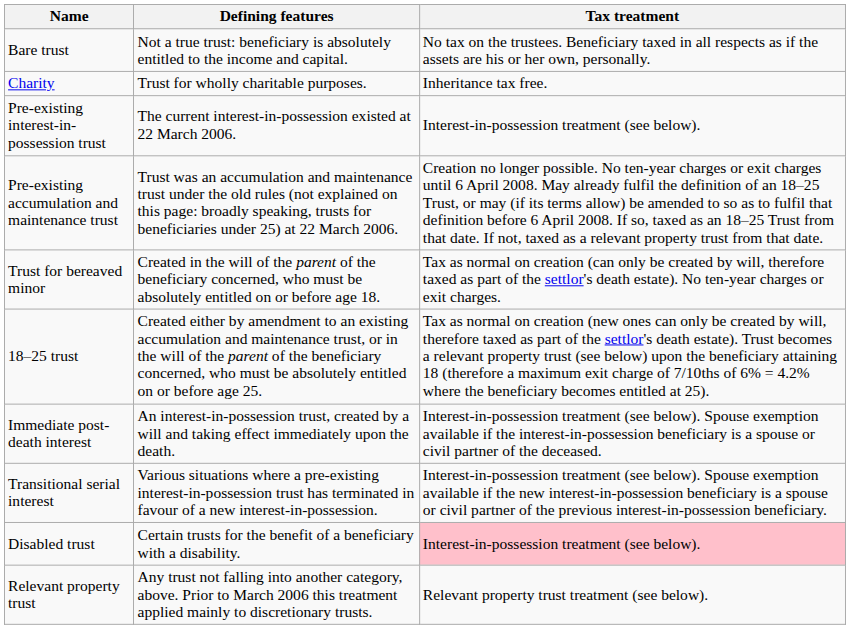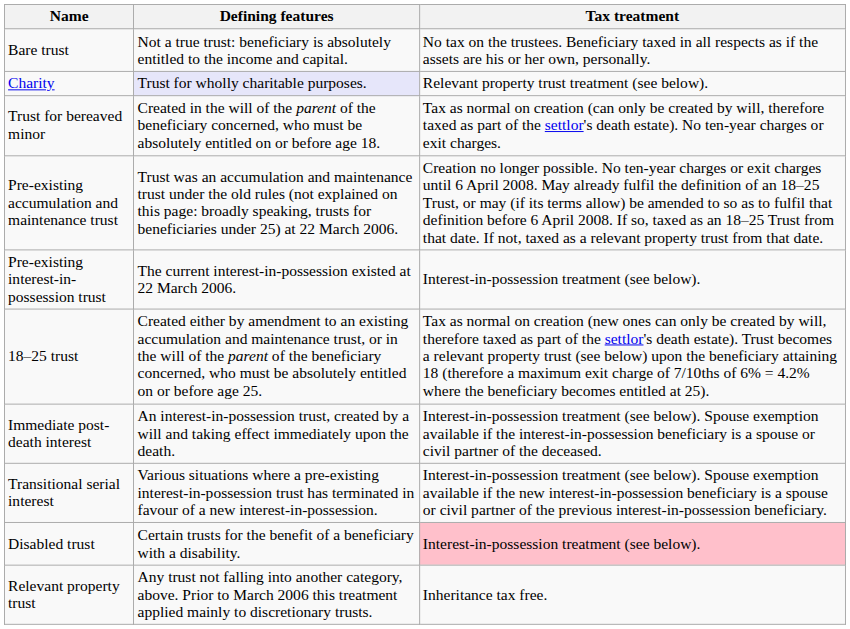(252, 83) no background -> (252, 83) lavender background
(485, 83) Inheritance tax free. -> (565, 83) Relevant property trust treatment (see below).
rows swapped: (57, 125) <-> (65, 279)
(565, 594) Relevant property trust treatment (see below). -> (485, 594) Inheritance tax free.
